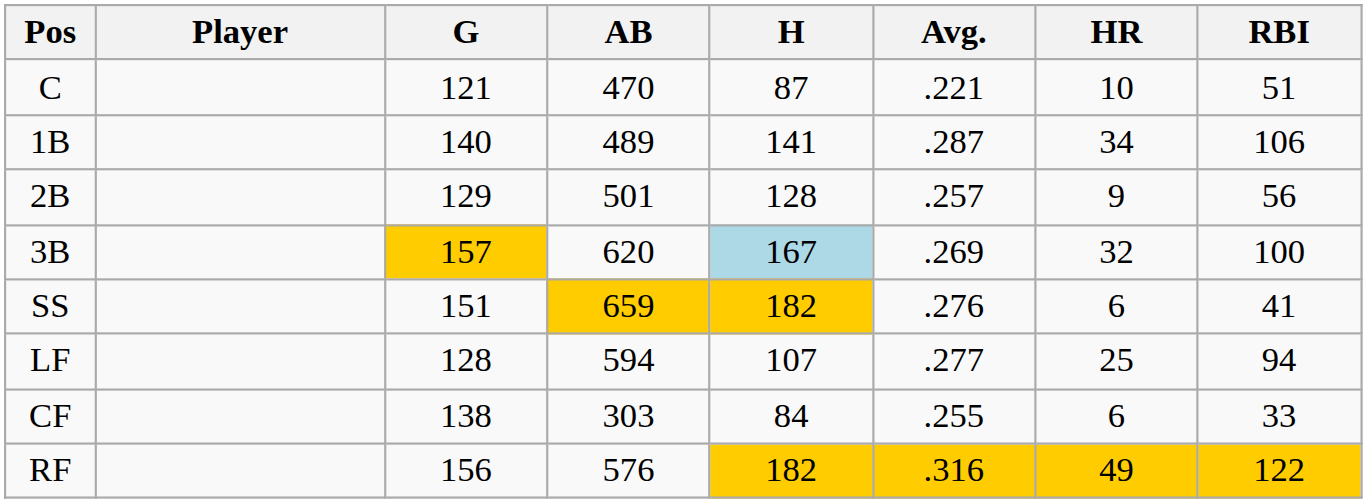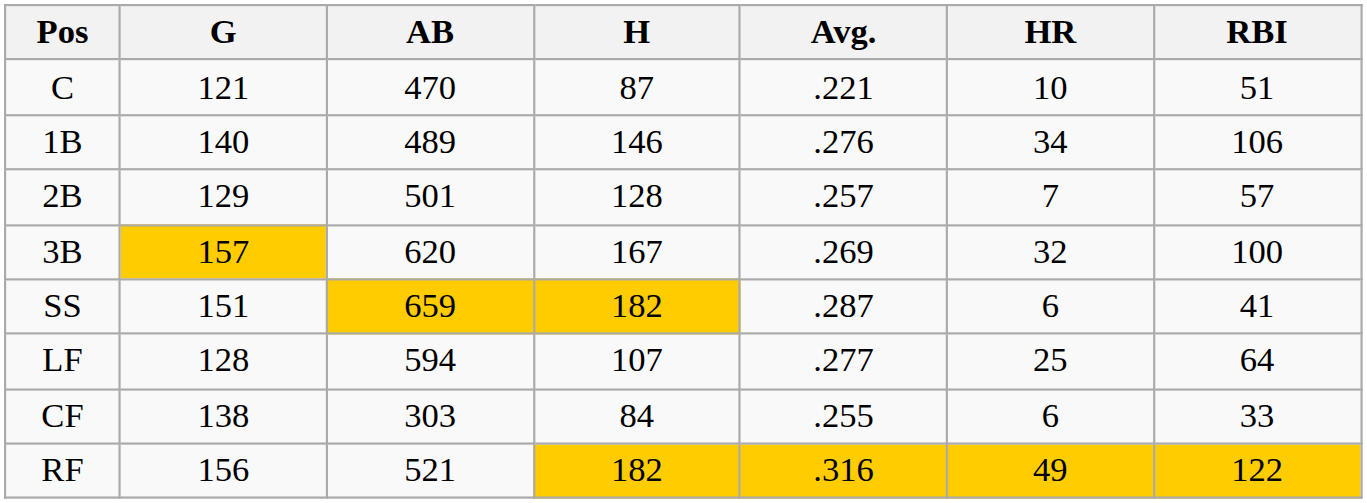- column: (240, 31)
(791, 141) 141 -> (637, 141) 146
(954, 141) .287 -> (844, 141) .276
(1116, 196) 9 -> (1050, 196) 7
(1279, 196) 56 -> (1257, 196) 57
(791, 251) lightblue background -> (637, 251) no background
(954, 305) .276 -> (844, 305) .287
(1279, 360) 94 -> (1257, 360) 64
(629, 470) 576 -> (430, 470) 521
